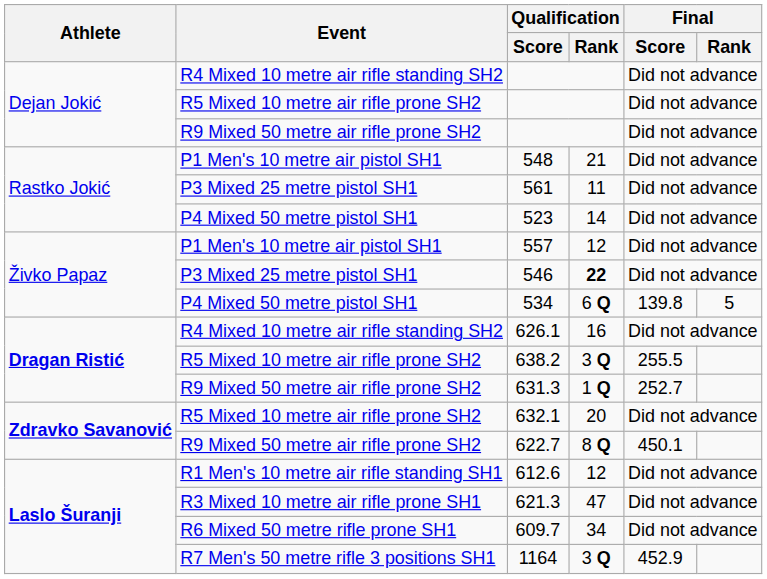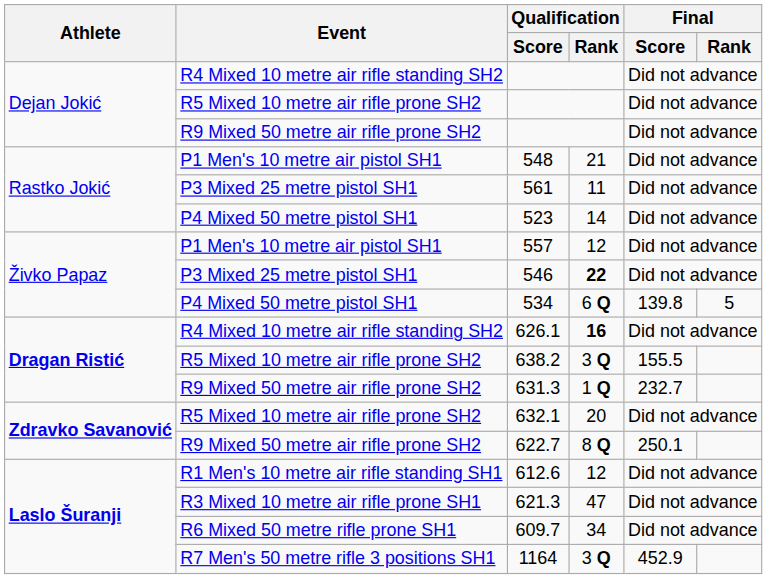(596, 331) normal -> (596, 331) bold
(660, 359) 255.5 -> (660, 359) 155.5
(660, 388) 252.7 -> (660, 388) 232.7
(660, 445) 450.1 -> (660, 445) 250.1
